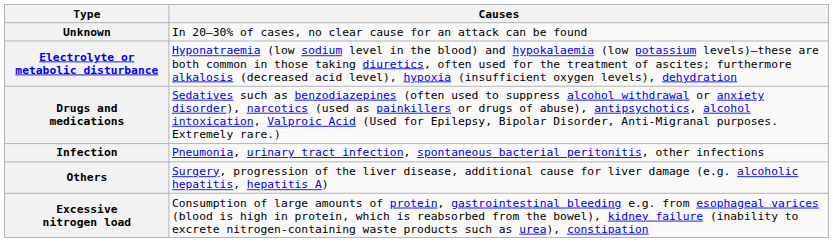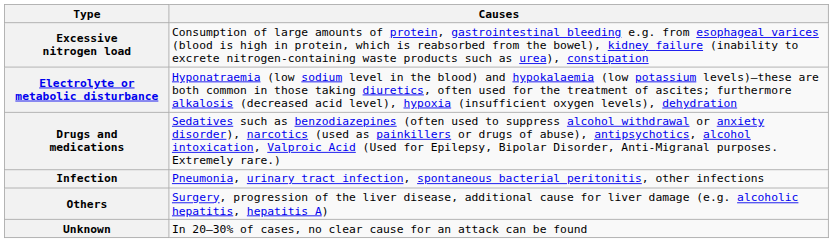rows swapped: (87, 216) <-> (87, 32)
